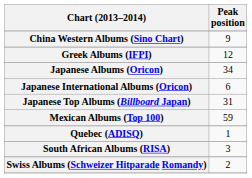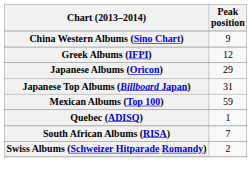(228, 70) 34 -> (228, 70) 29
- row: (107, 86)
(228, 149) 3 -> (228, 133) 7
